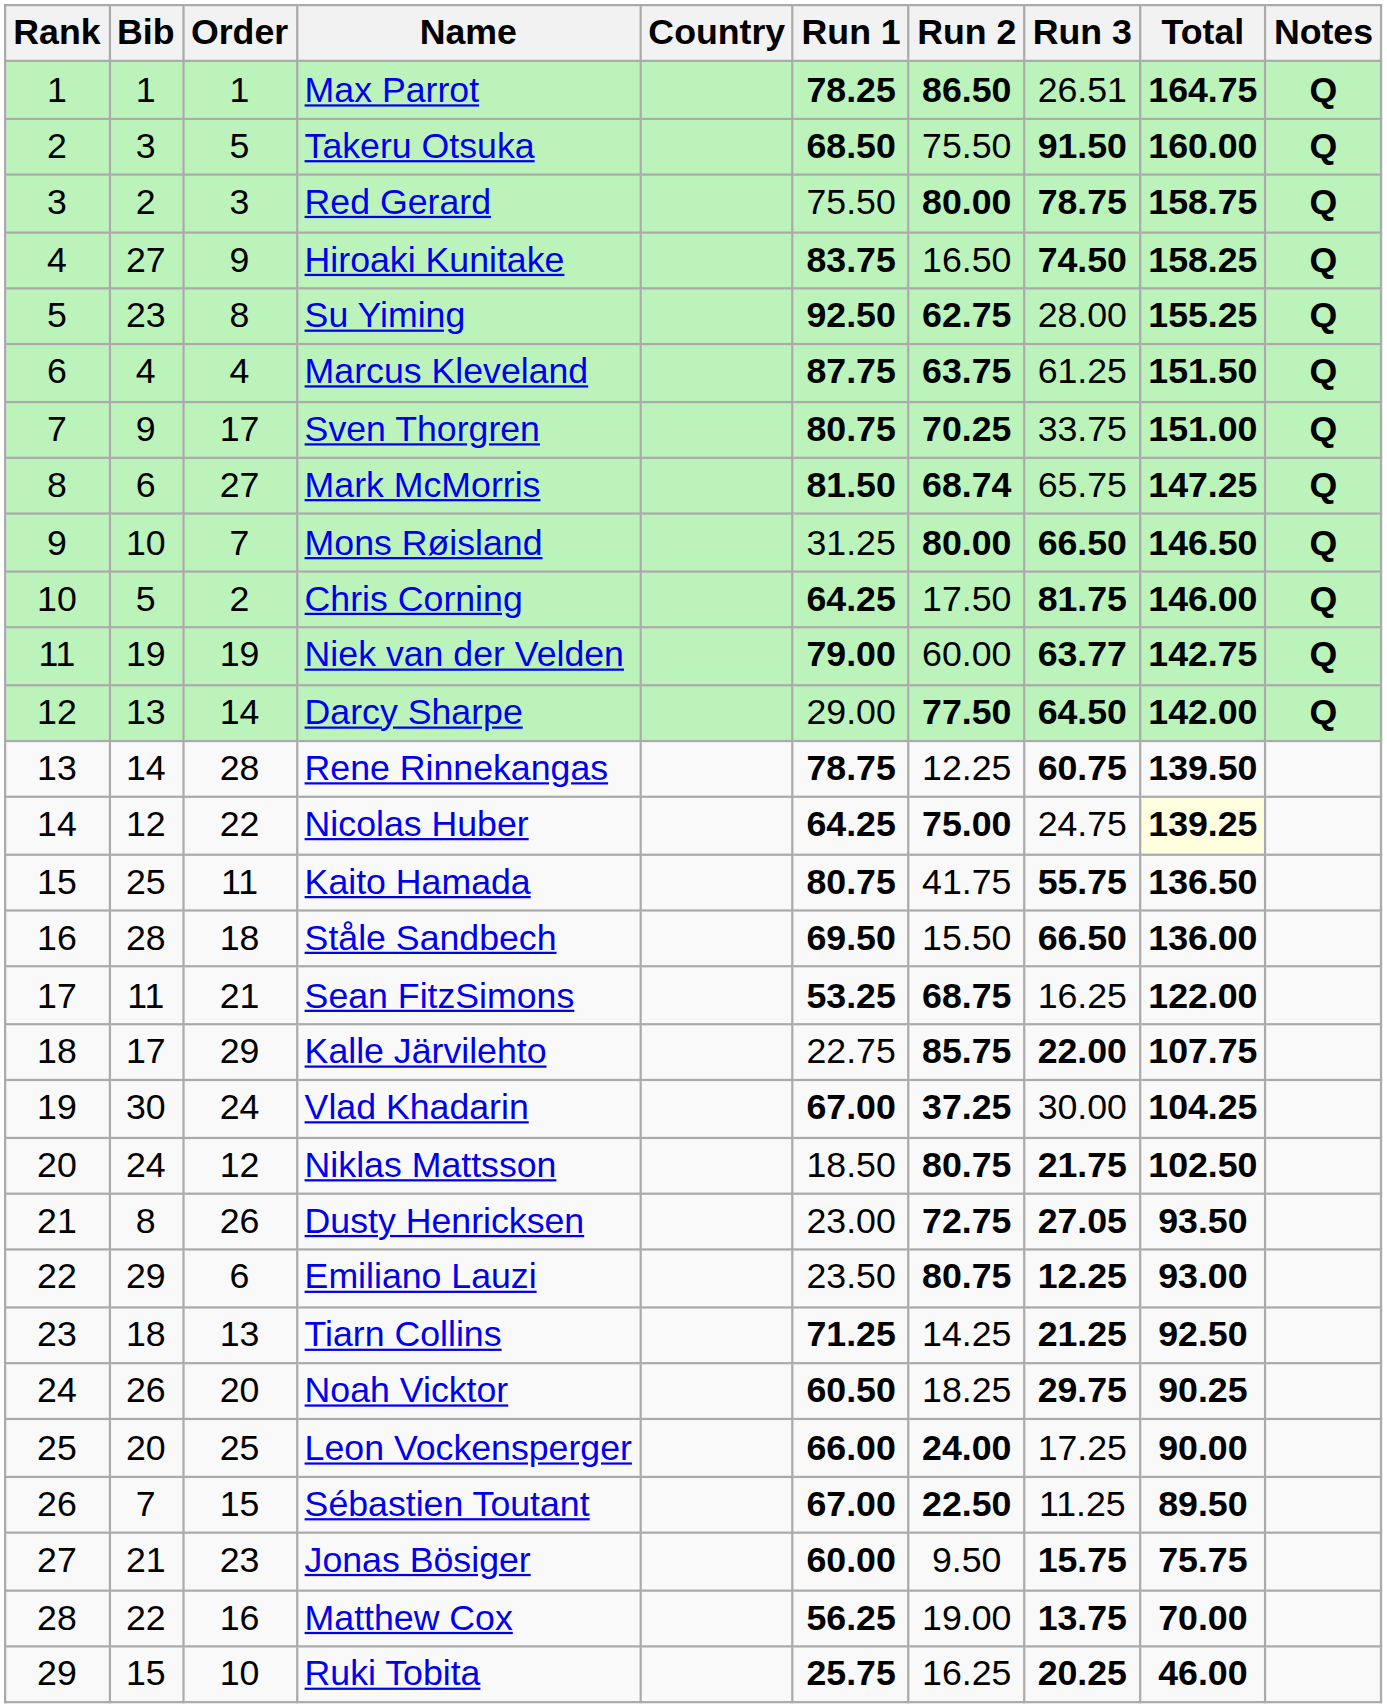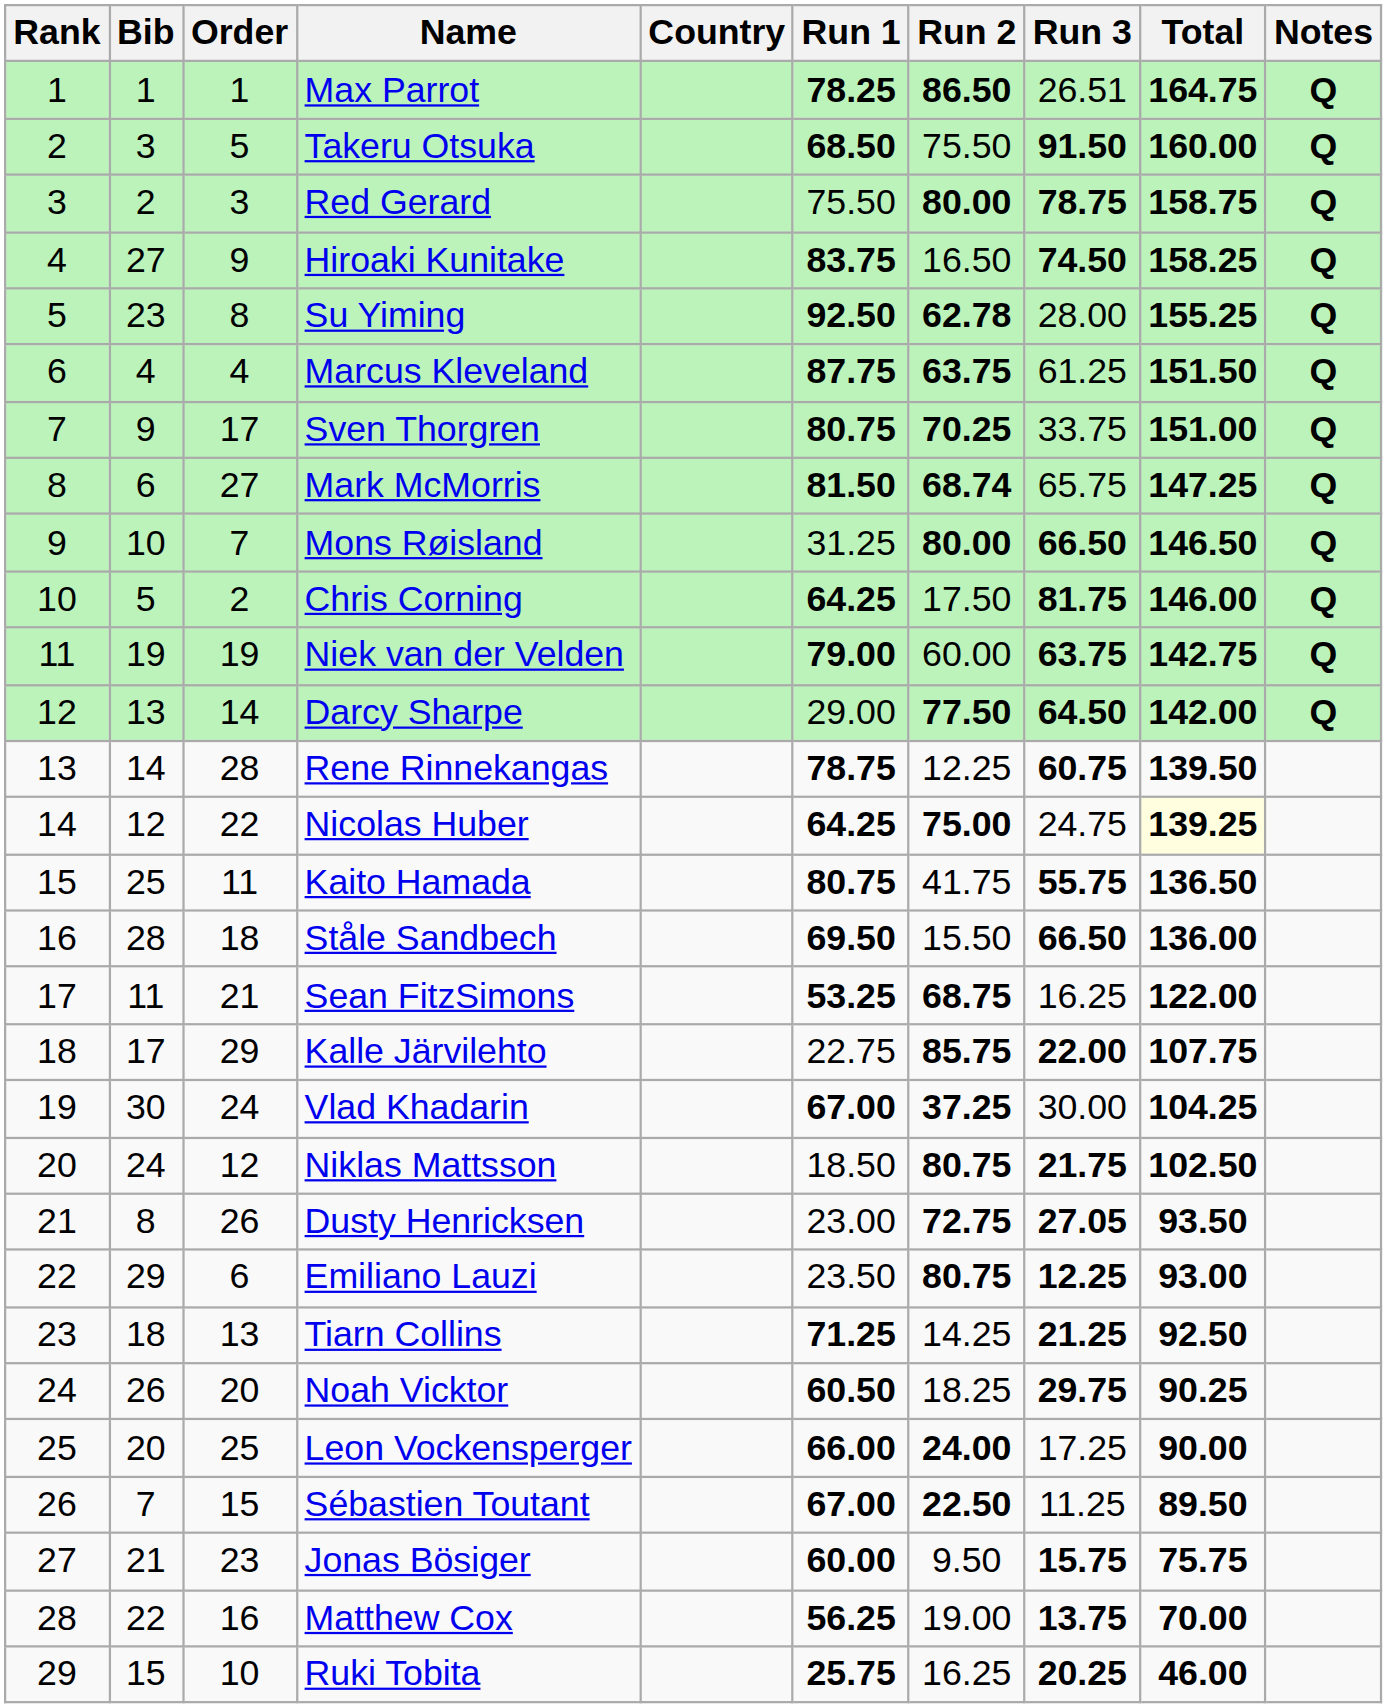(967, 315) 62.75 -> (967, 315) 62.78
(1082, 655) 63.77 -> (1082, 655) 63.75
